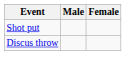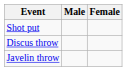+ row: (33, 58)
